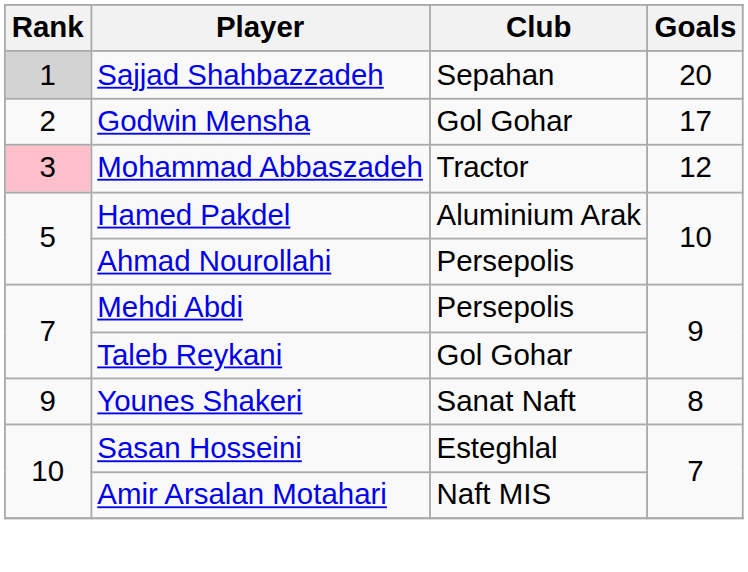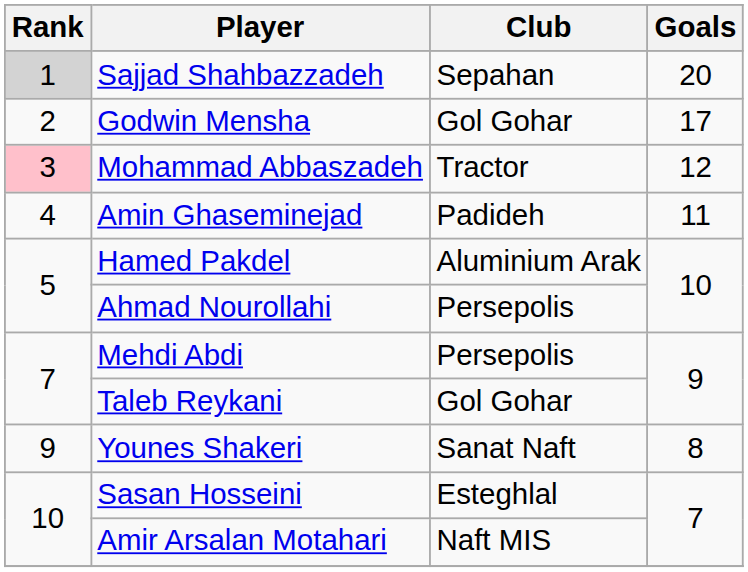+ row: (230, 214)
